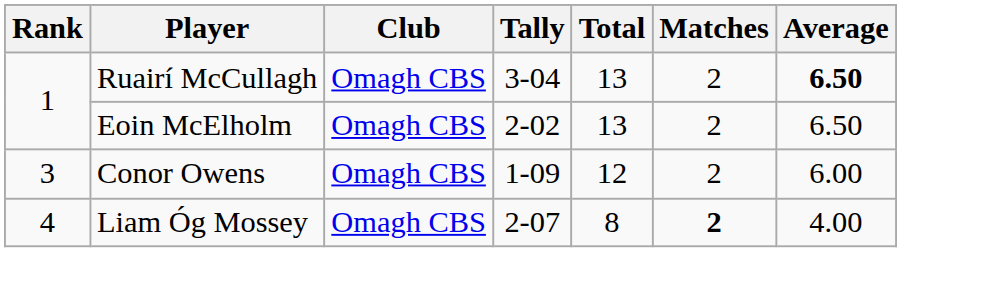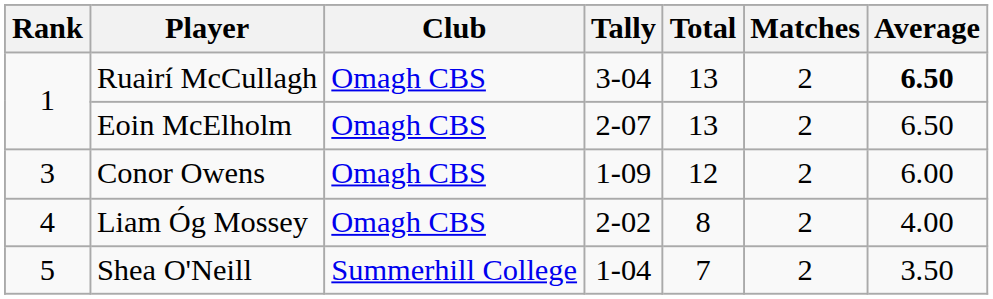(532, 125) 2-02 -> (623, 125) 2-07
(532, 221) 2-07 -> (623, 221) 2-02
(714, 221) bold -> (805, 221) normal
+ row: (174, 269)
